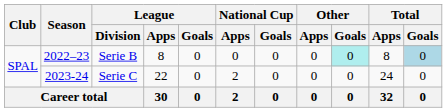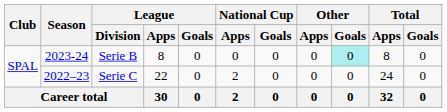(67, 55) 2022–23 -> (67, 55) 2023-24
(423, 55) lightblue background -> (423, 55) no background
(67, 76) 2023-24 -> (67, 76) 2022–23
